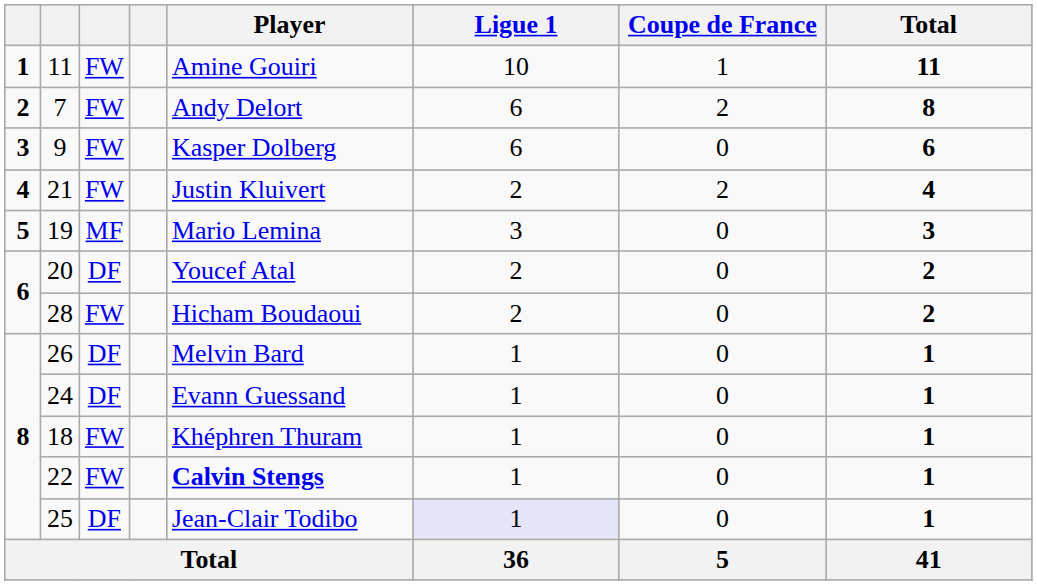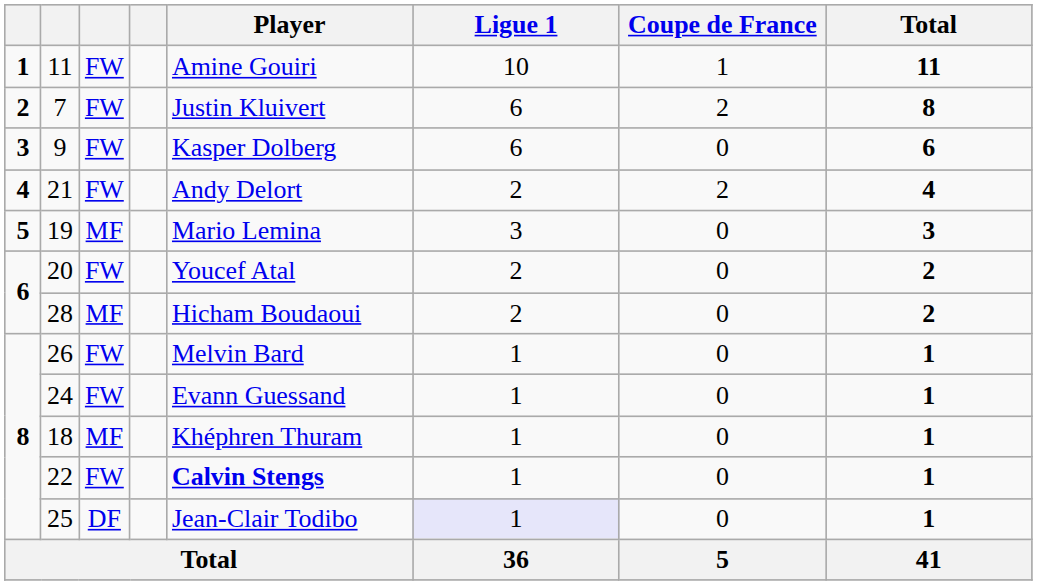(237, 107) Andy Delort -> (249, 107) Justin Kluivert
(249, 189) Justin Kluivert -> (237, 189) Andy Delort
(104, 271) DF -> (104, 271) FW
(104, 312) FW -> (104, 312) MF
(104, 353) DF -> (104, 353) FW
(104, 395) DF -> (104, 395) FW
(104, 436) FW -> (104, 436) MF
